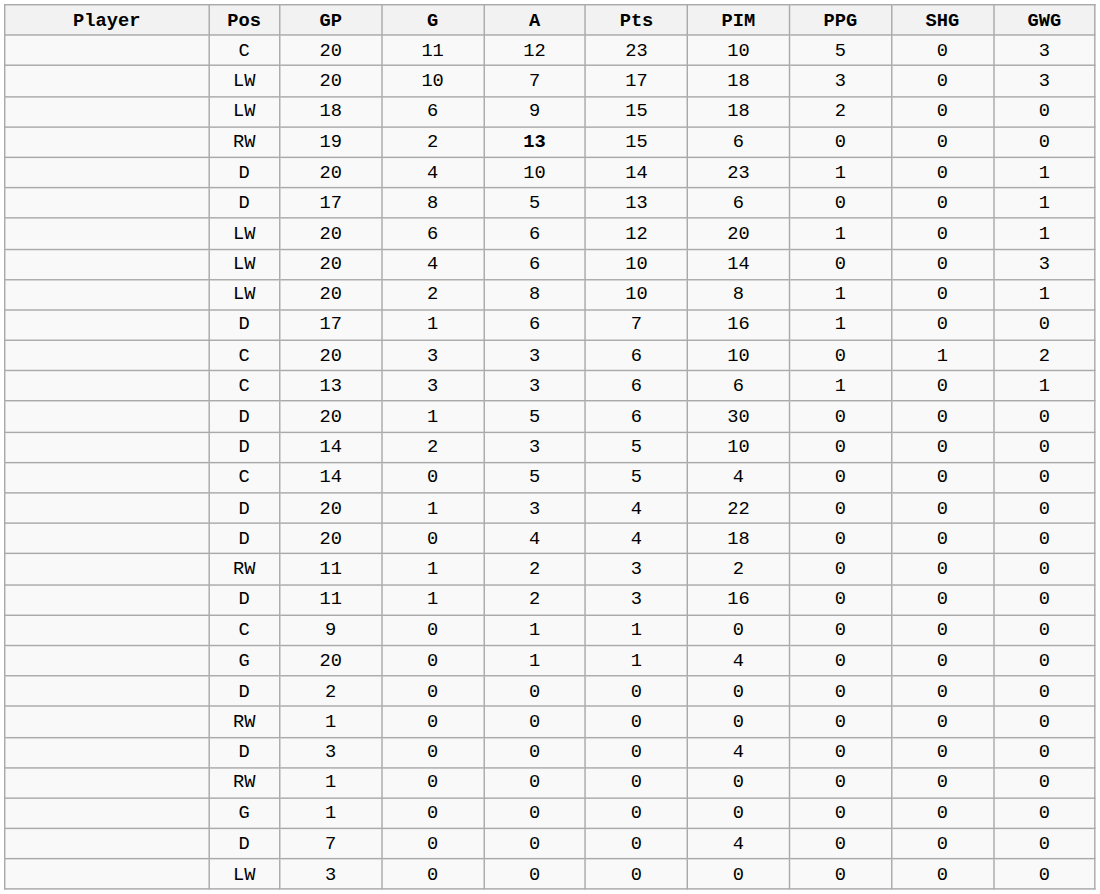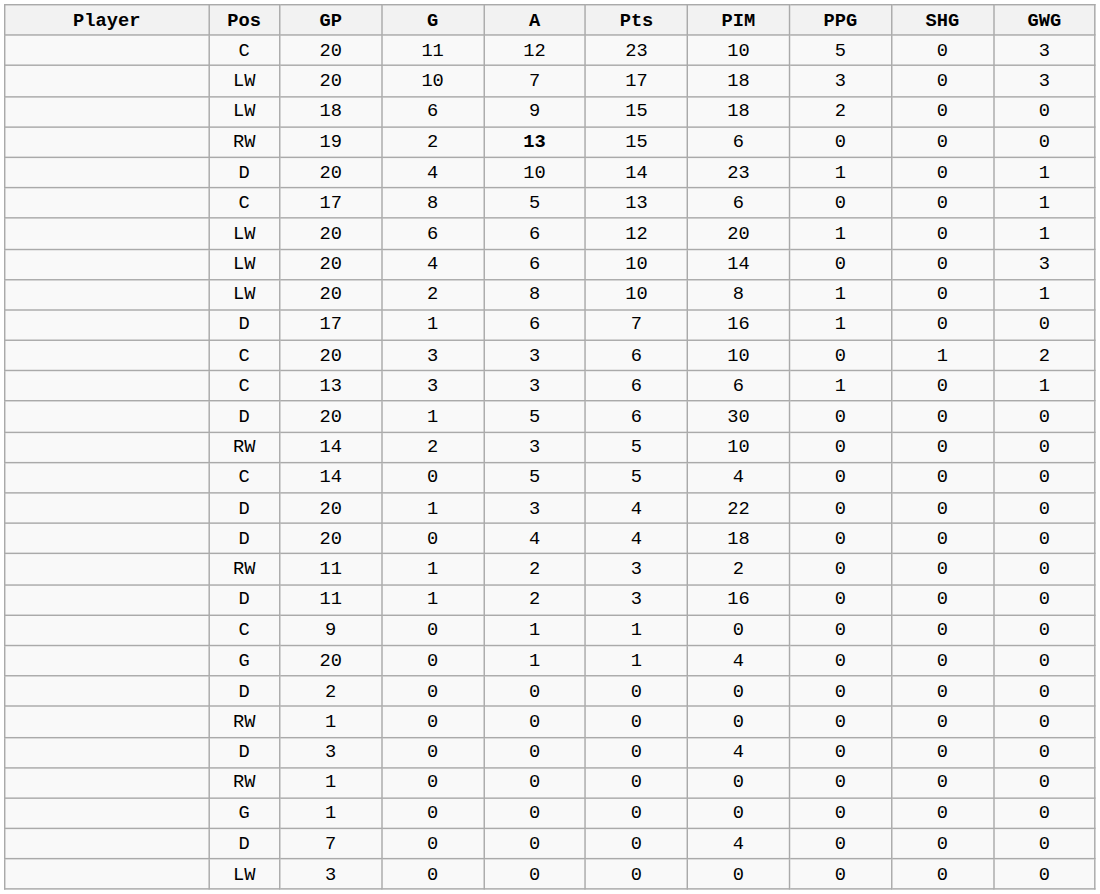(244, 203) D -> (244, 203) C
(244, 447) D -> (244, 447) RW
